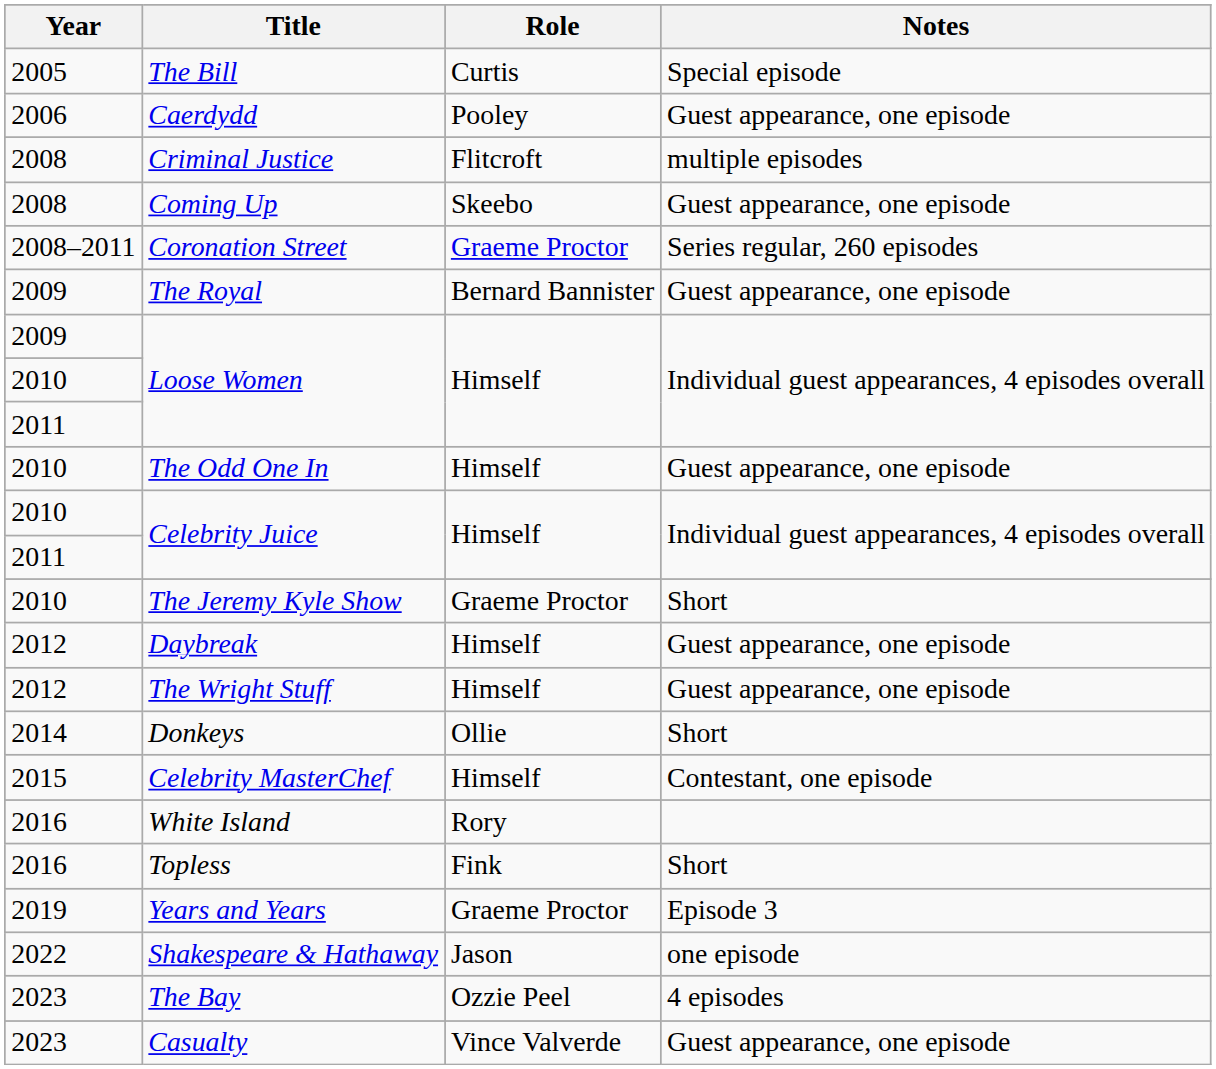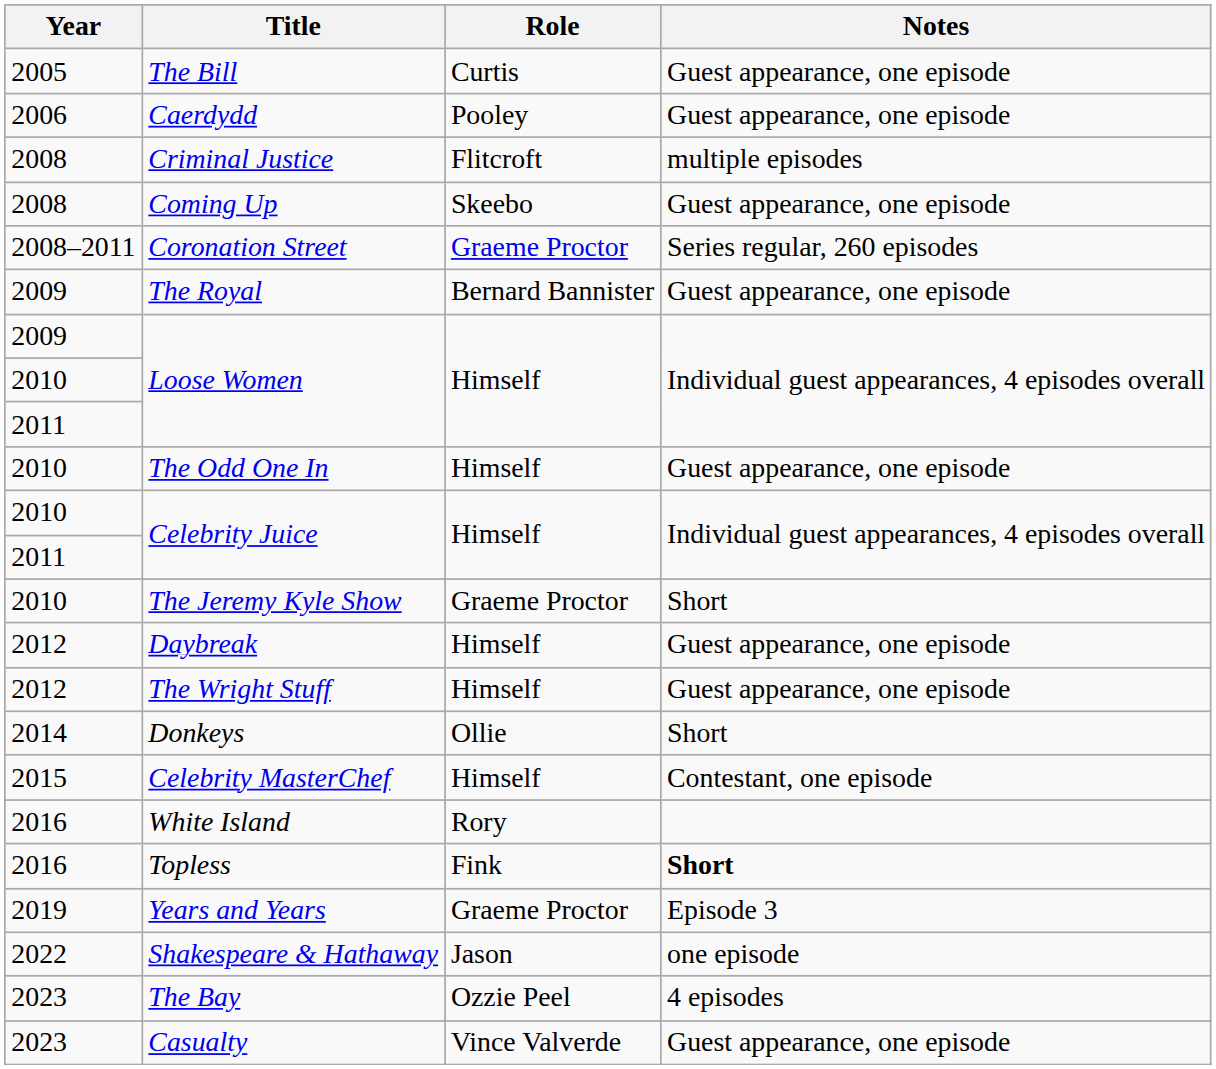(754, 70) Special episode -> (839, 70) Guest appearance, one episode
(697, 865) normal -> (700, 865) bold
